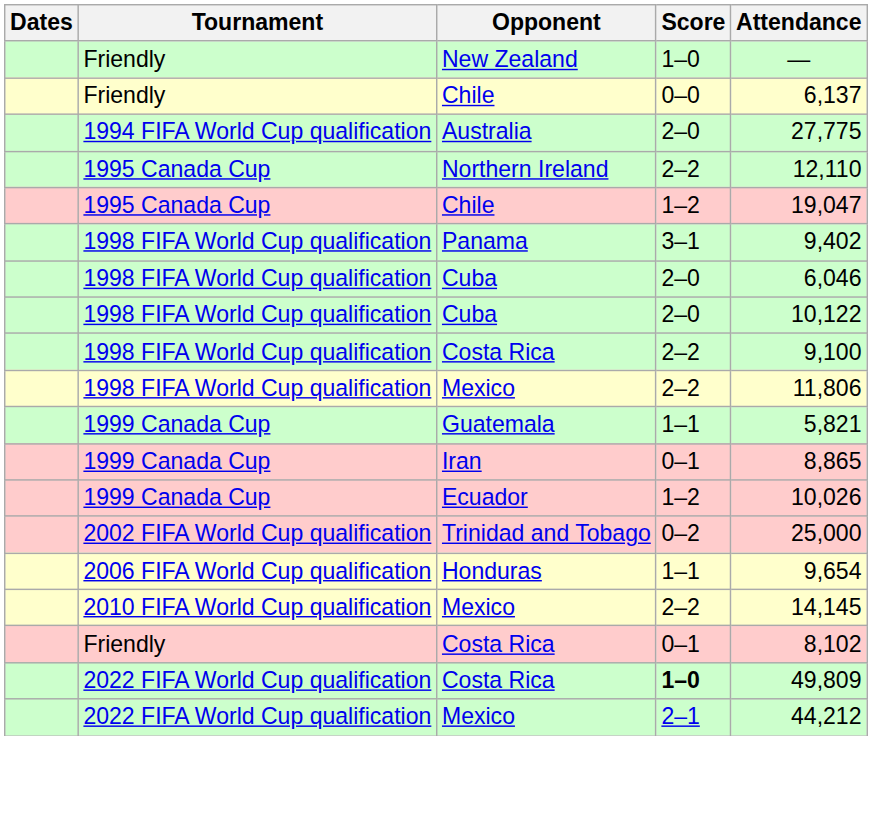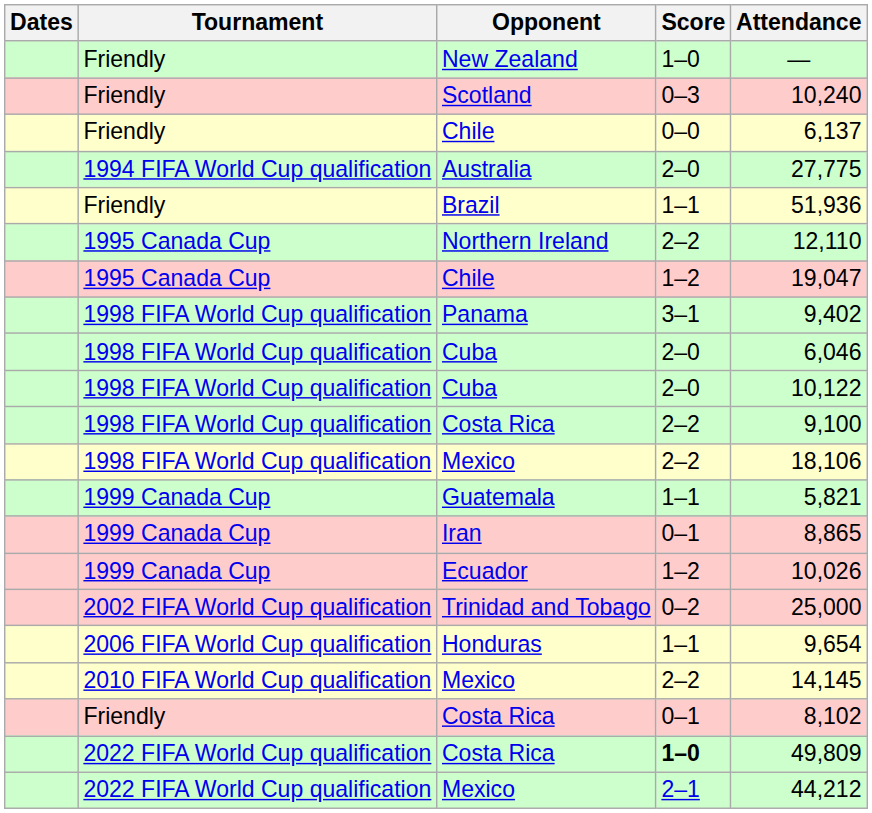+ row: (124, 95)
+ row: (124, 205)
(827, 388) 11,806 -> (826, 461) 18,106
